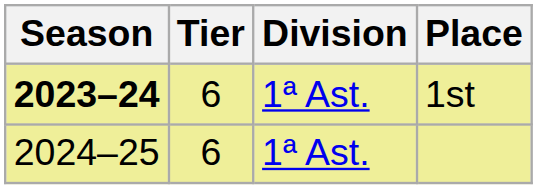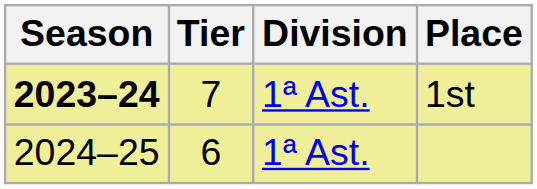(211, 93) 6 -> (211, 93) 7
